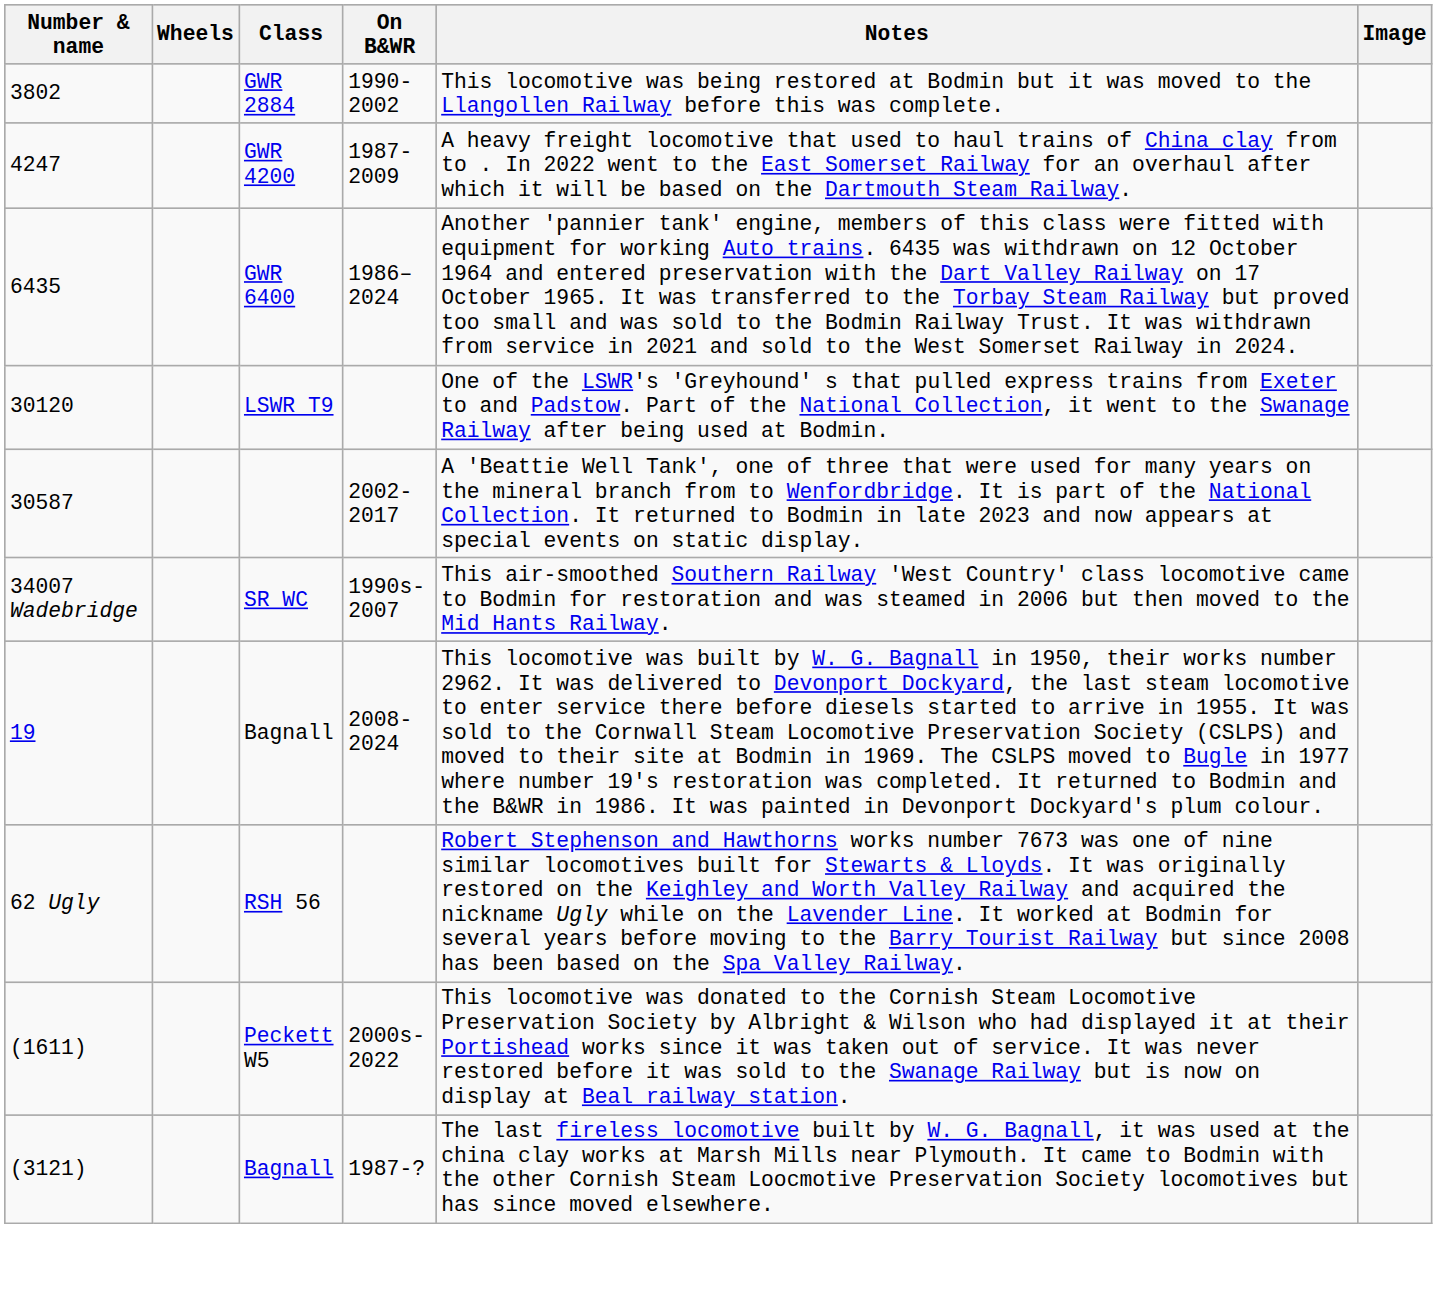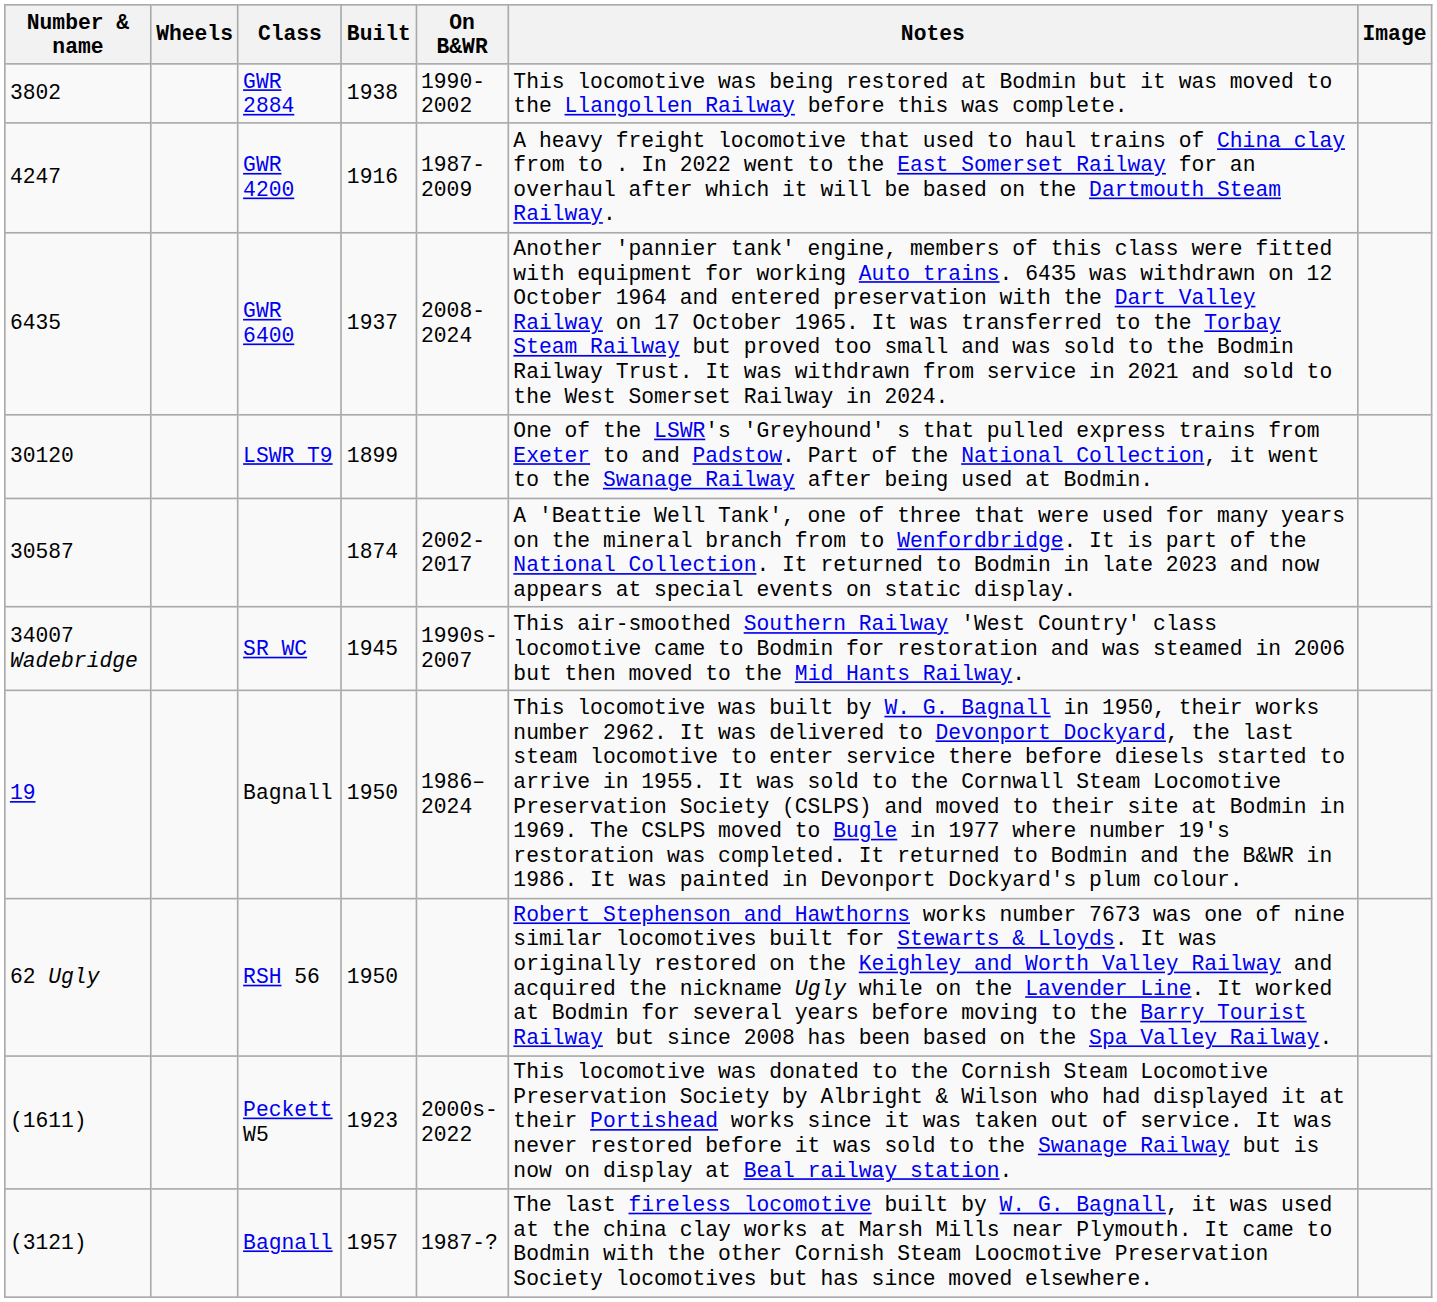+ column: (379, 34)
(380, 286) 1986–2024 -> (453, 323) 2008-2024
(380, 733) 2008-2024 -> (453, 794) 1986–2024
